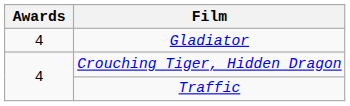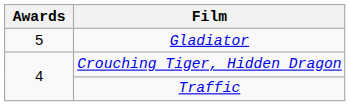(39, 40) 4 -> (39, 40) 5
